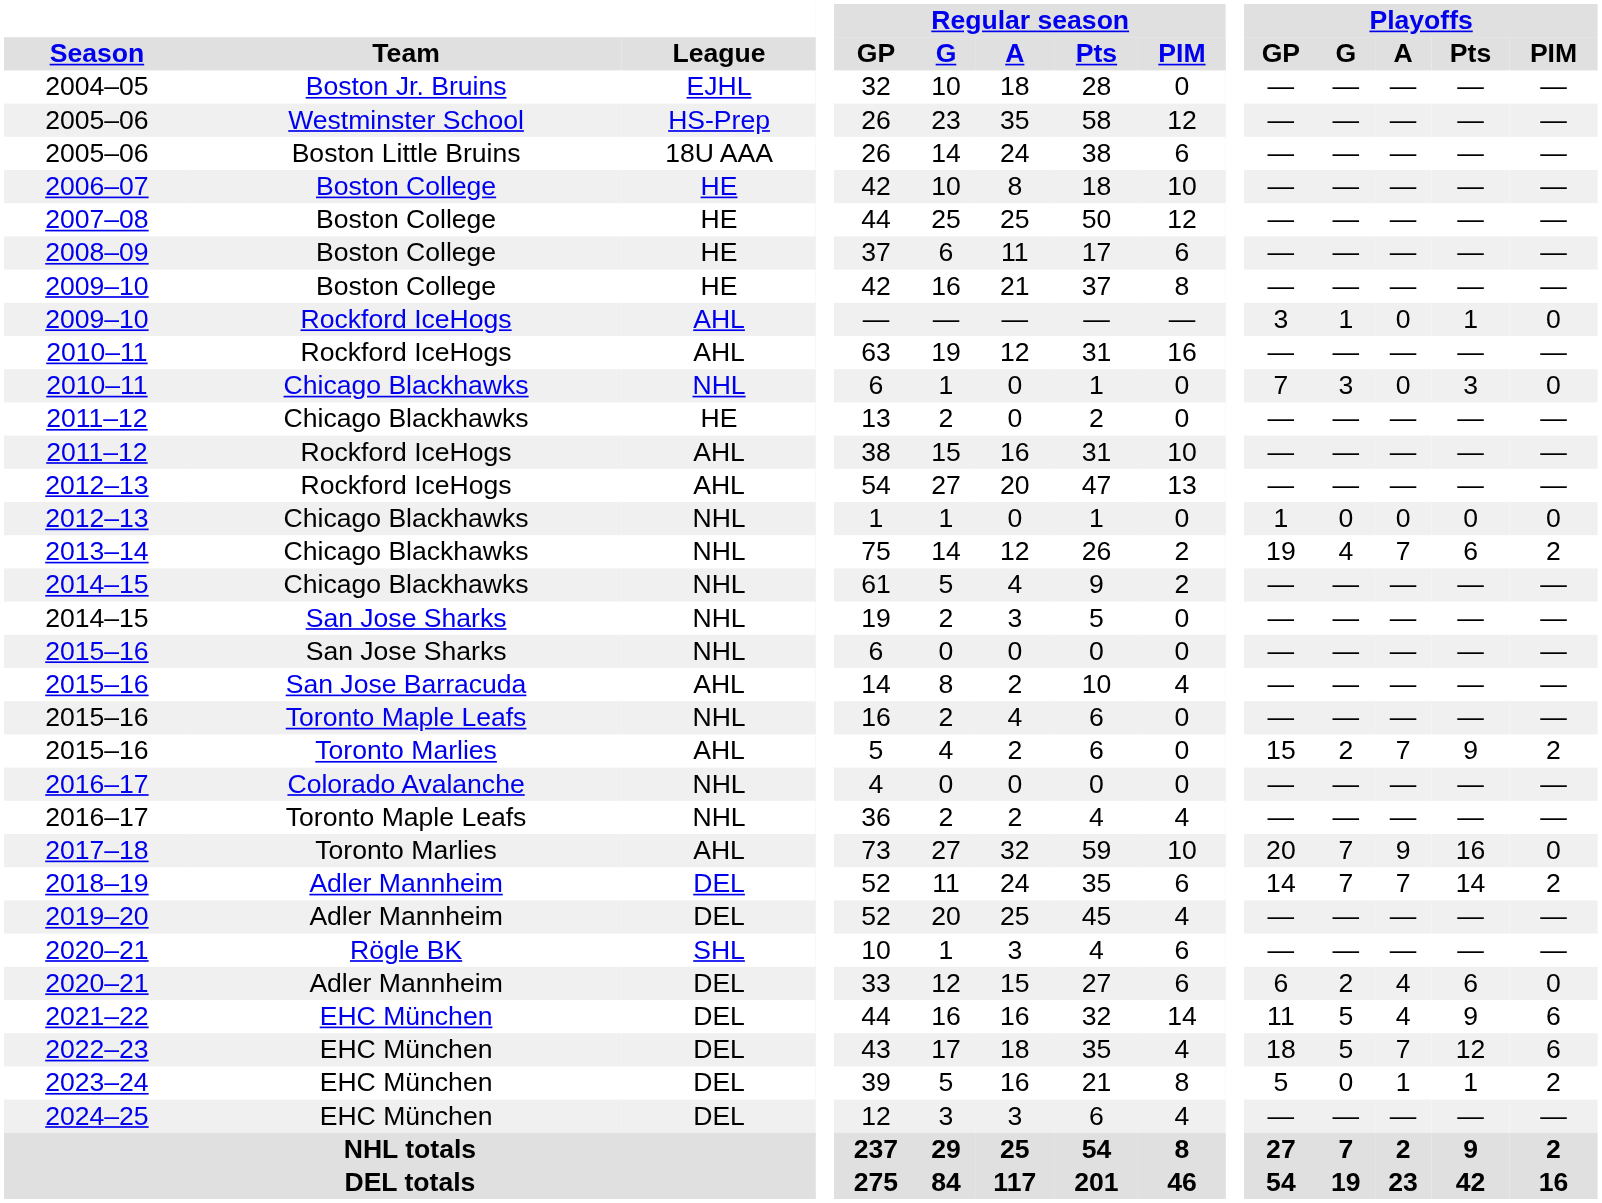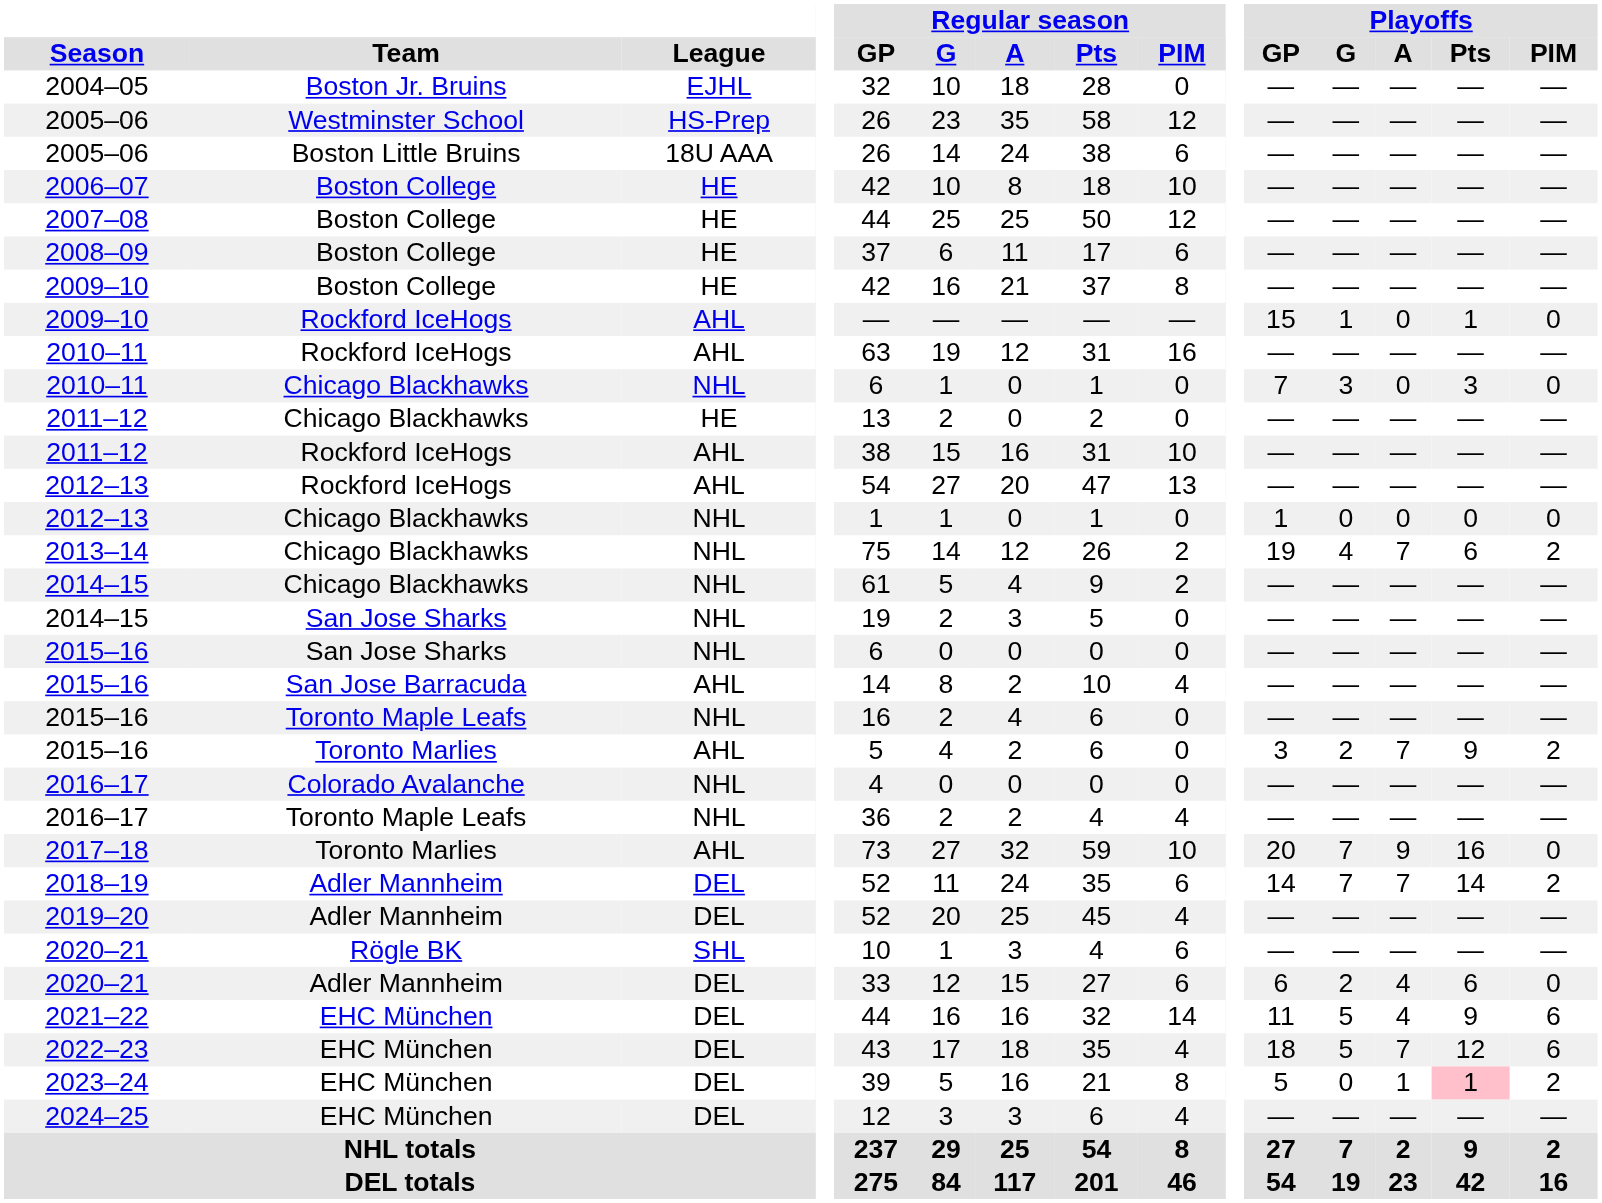(1281, 319) 3 -> (1281, 319) 15
(1281, 750) 15 -> (1281, 750) 3
(1471, 1082) no background -> (1471, 1082) pink background
